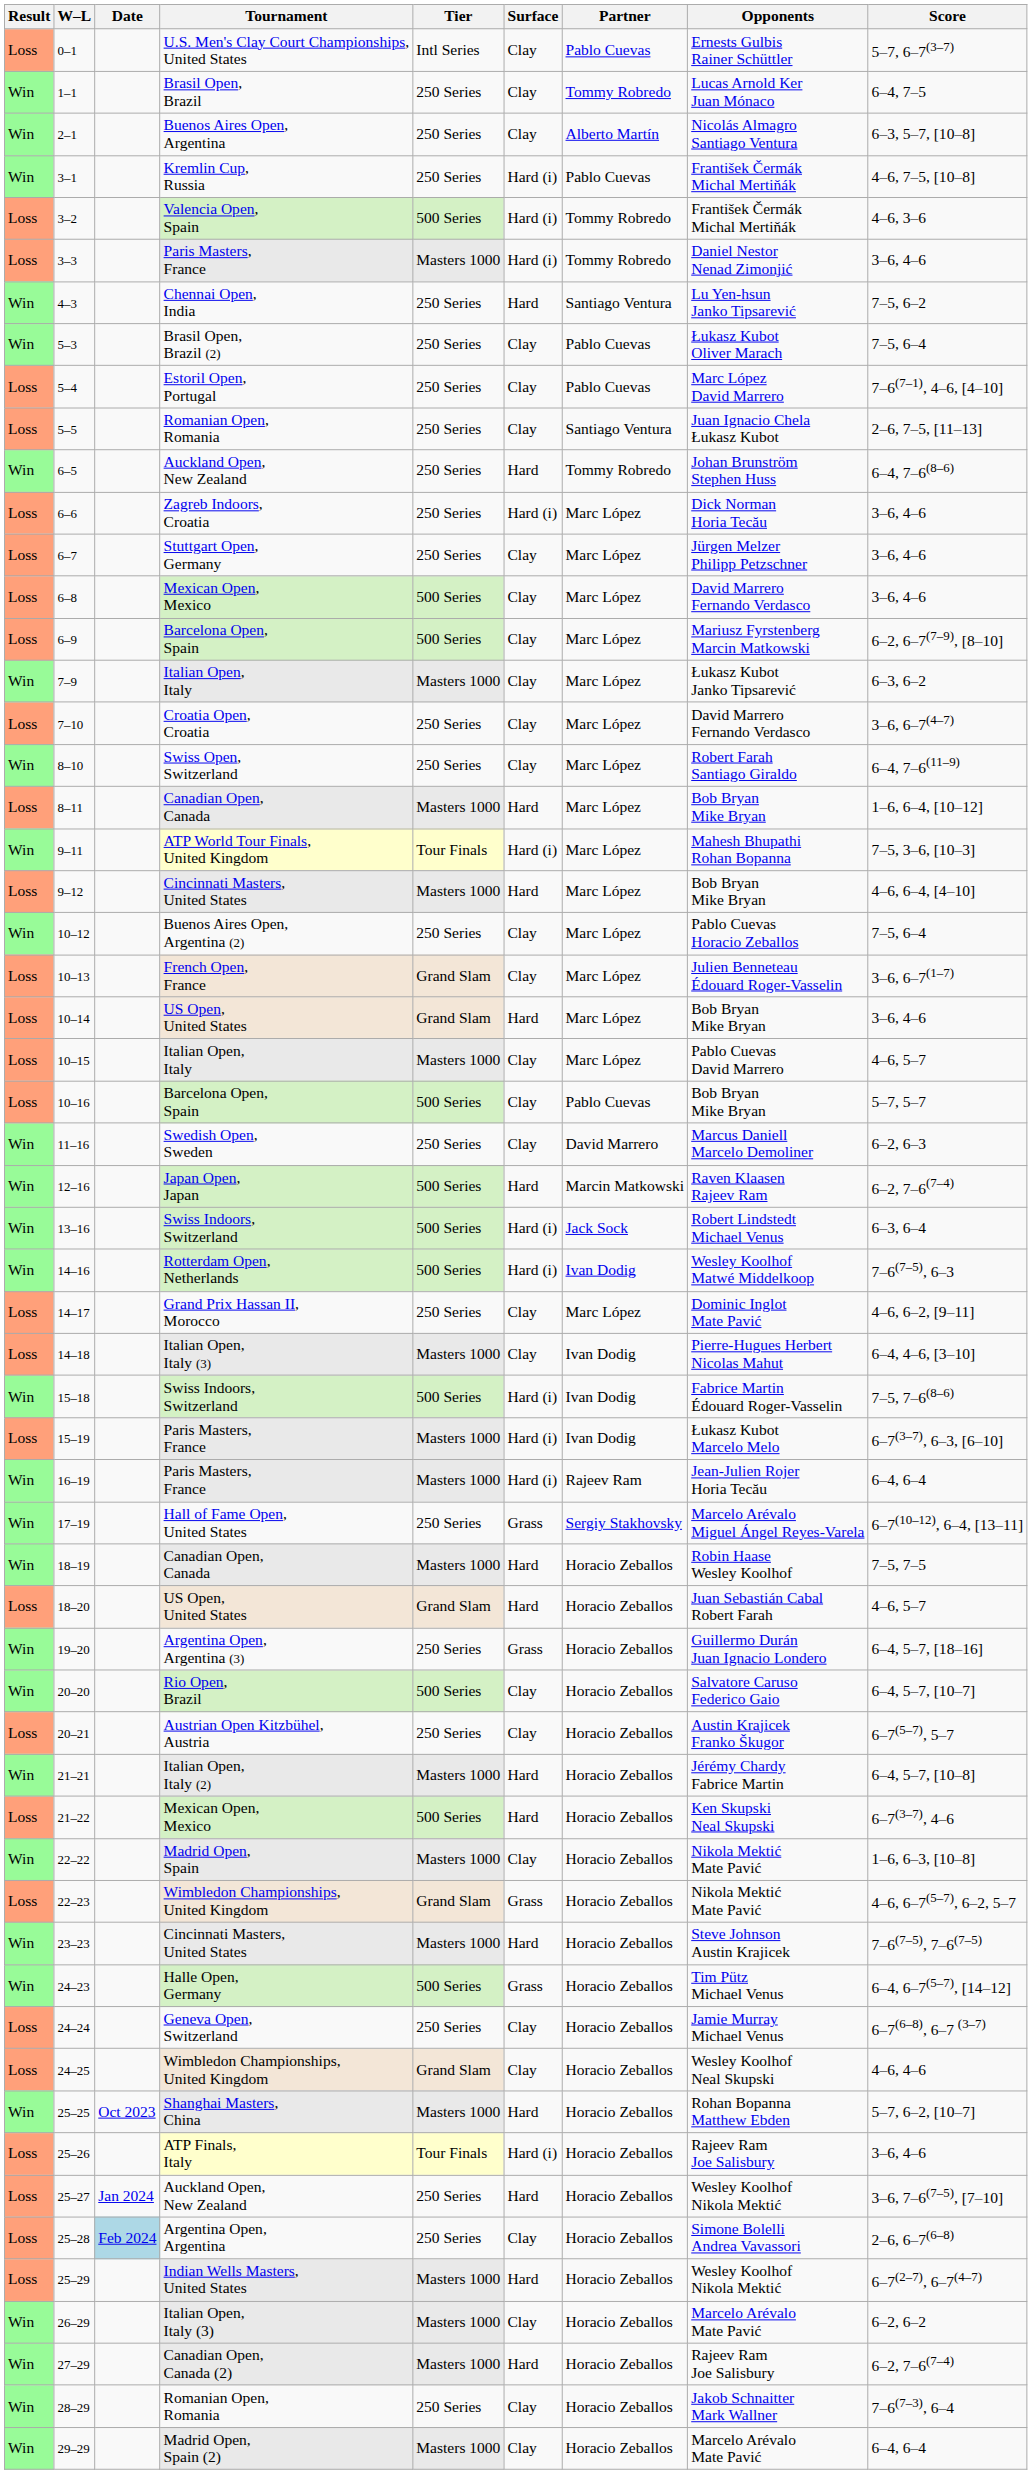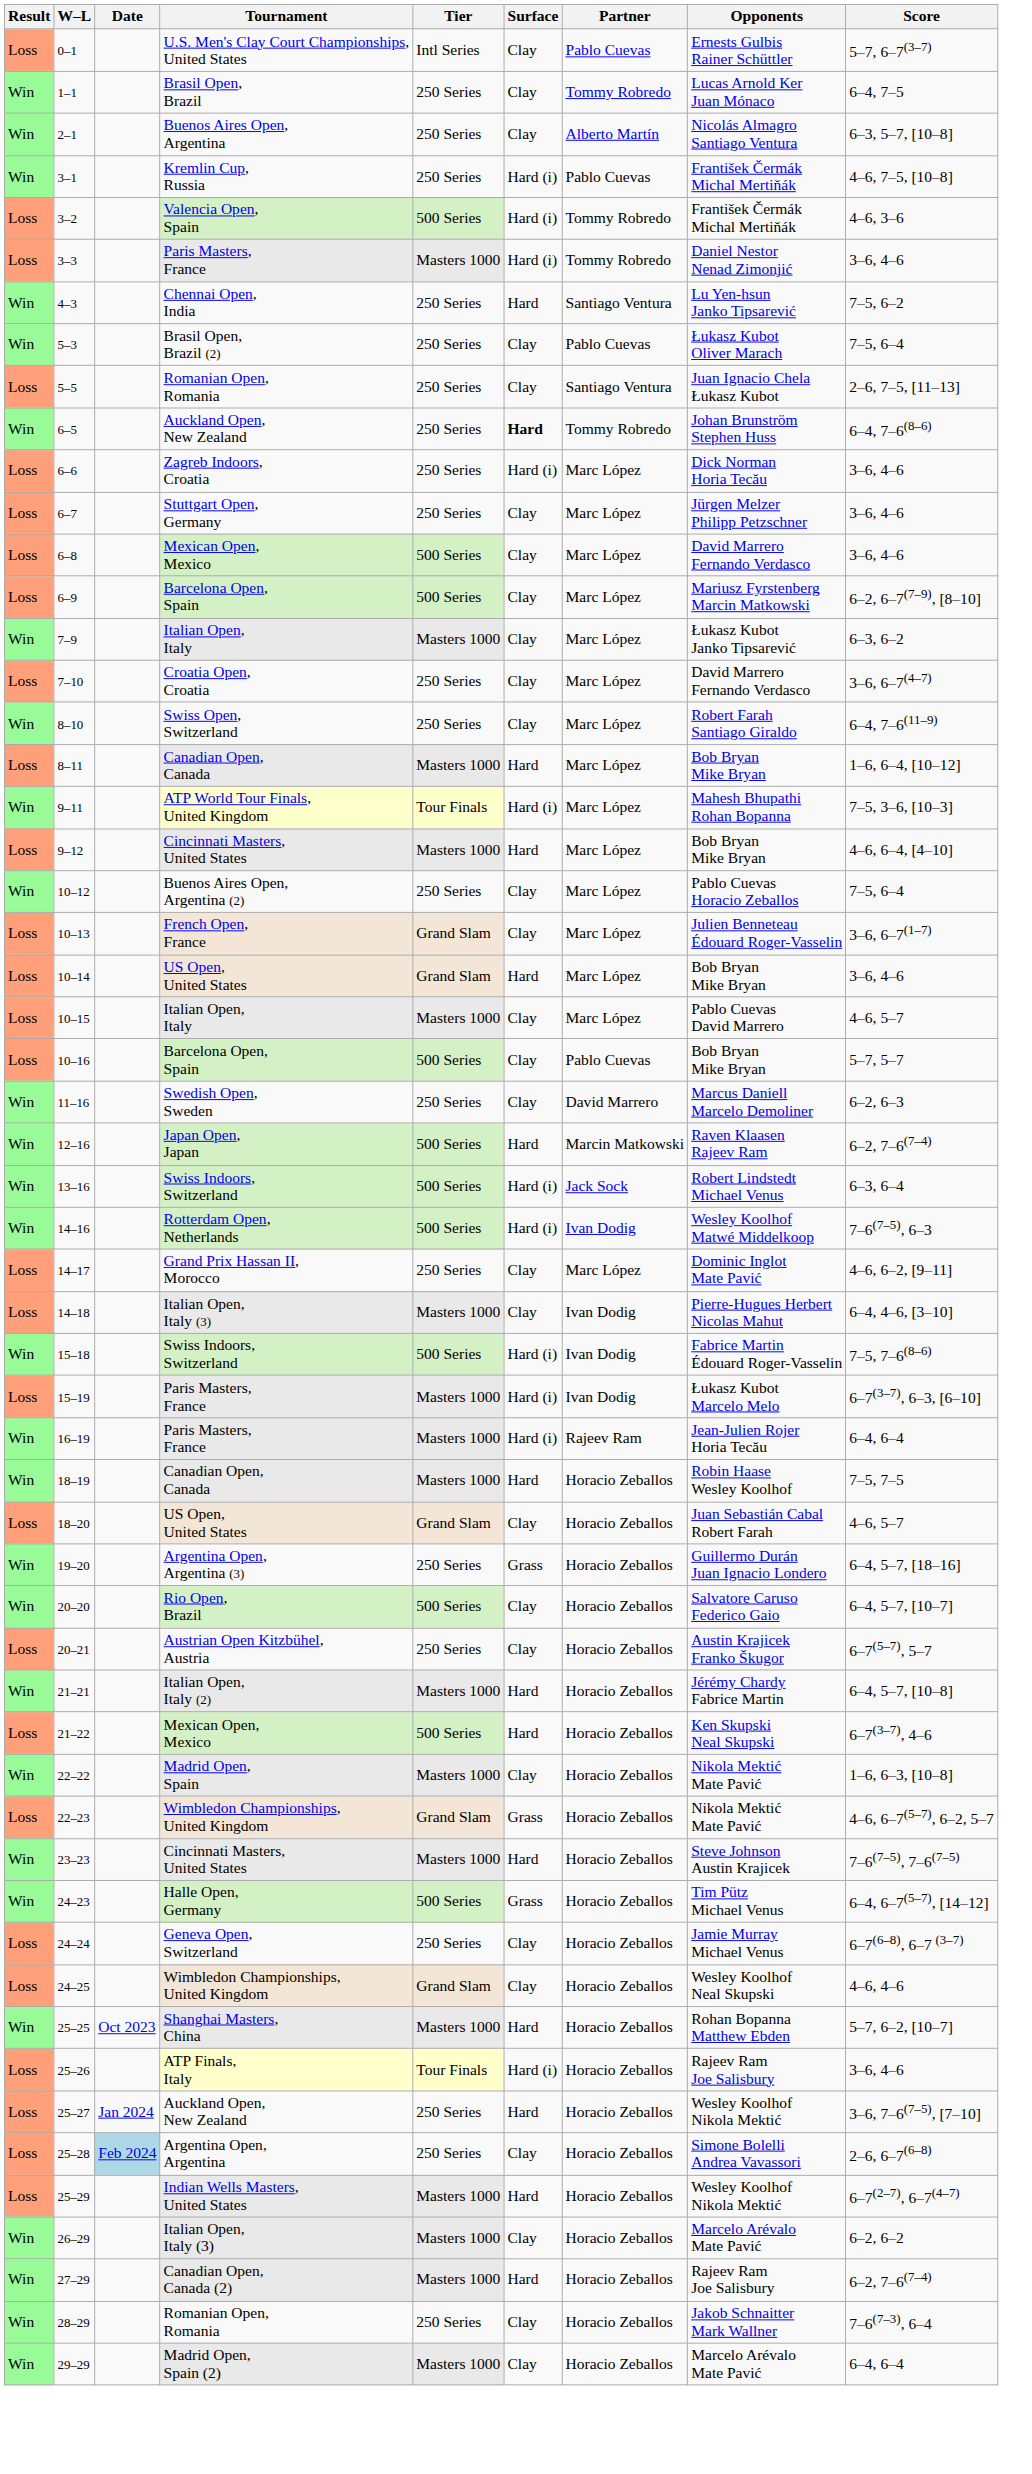- row: (67, 387)
(523, 470) normal -> (525, 428) bold
- row: (74, 1523)
(523, 1606) Hard -> (522, 1522) Clay
